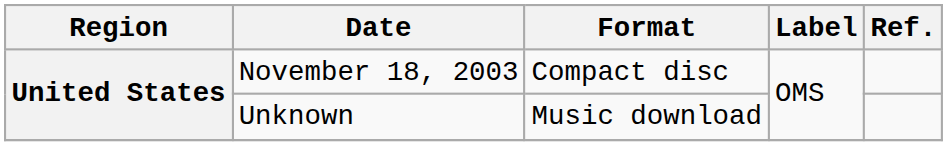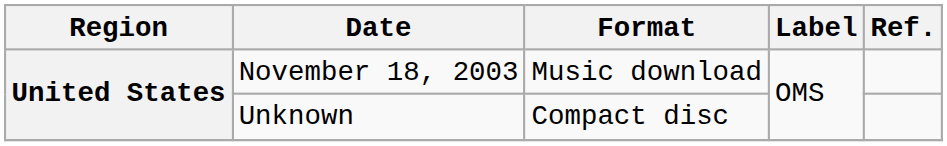(630, 72) Compact disc -> (647, 72) Music download
(647, 117) Music download -> (630, 117) Compact disc
